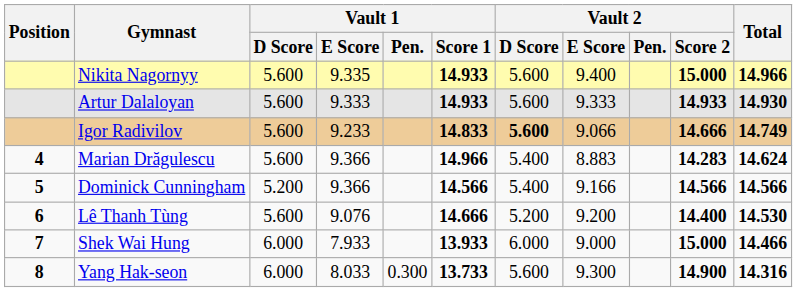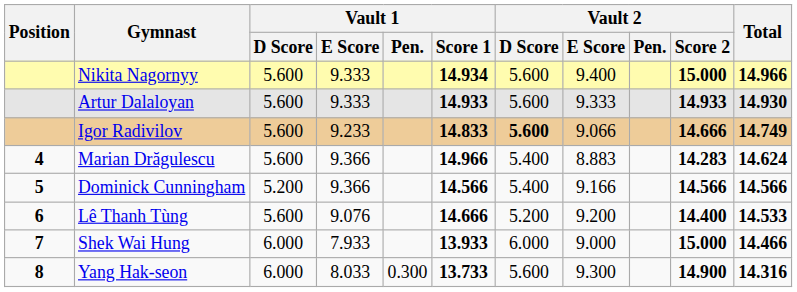(350, 74) 9.335 -> (350, 74) 9.333
(463, 74) 14.933 -> (463, 74) 14.934
(763, 215) 14.530 -> (763, 215) 14.533
